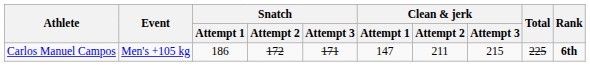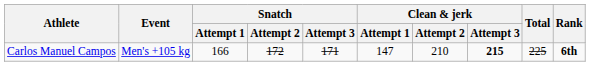(220, 52) 186 -> (220, 52) 166
(440, 52) 211 -> (440, 52) 210
(495, 52) normal -> (495, 52) bold
